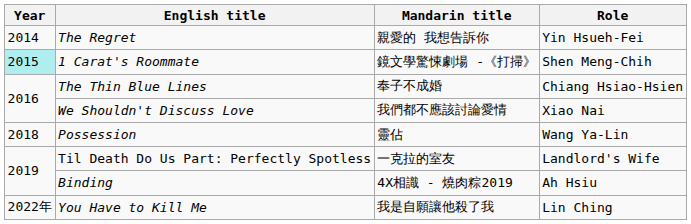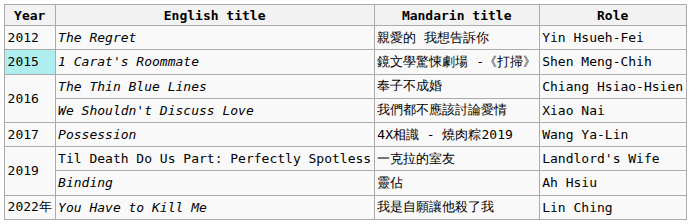(23, 38) 2014 -> (23, 38) 2012
(23, 135) 2018 -> (23, 135) 2017
(390, 134) 靈佔 -> (445, 134) 4X相識 - 燒肉粽2019
(445, 182) 4X相識 - 燒肉粽2019 -> (390, 182) 靈佔
